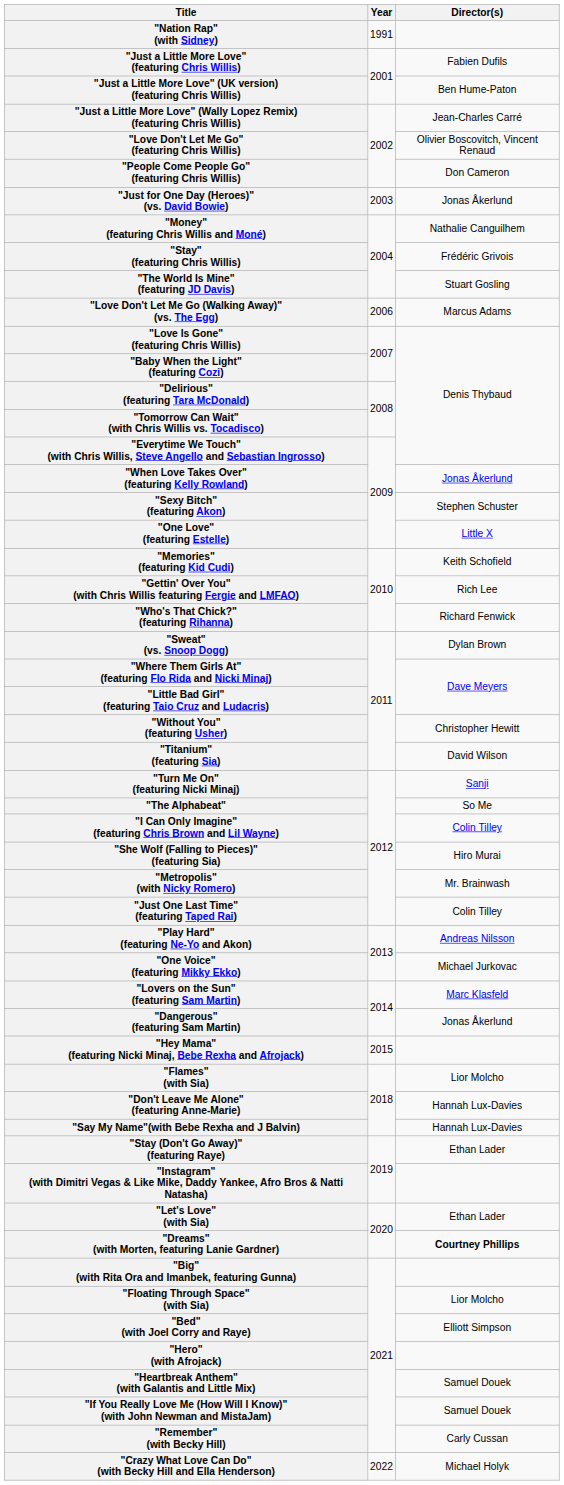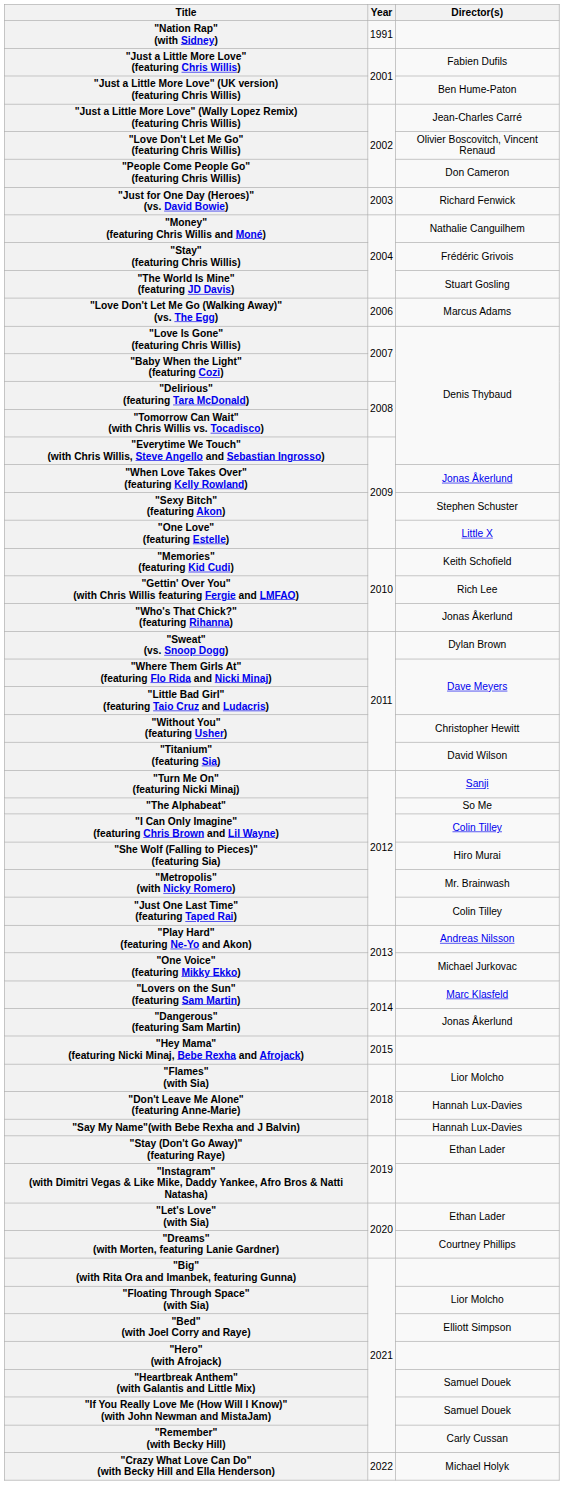(477, 201) Jonas Åkerlund -> (477, 201) Richard Fenwick
(477, 617) Richard Fenwick -> (477, 617) Jonas Åkerlund
(477, 1244) bold -> (477, 1244) normal
